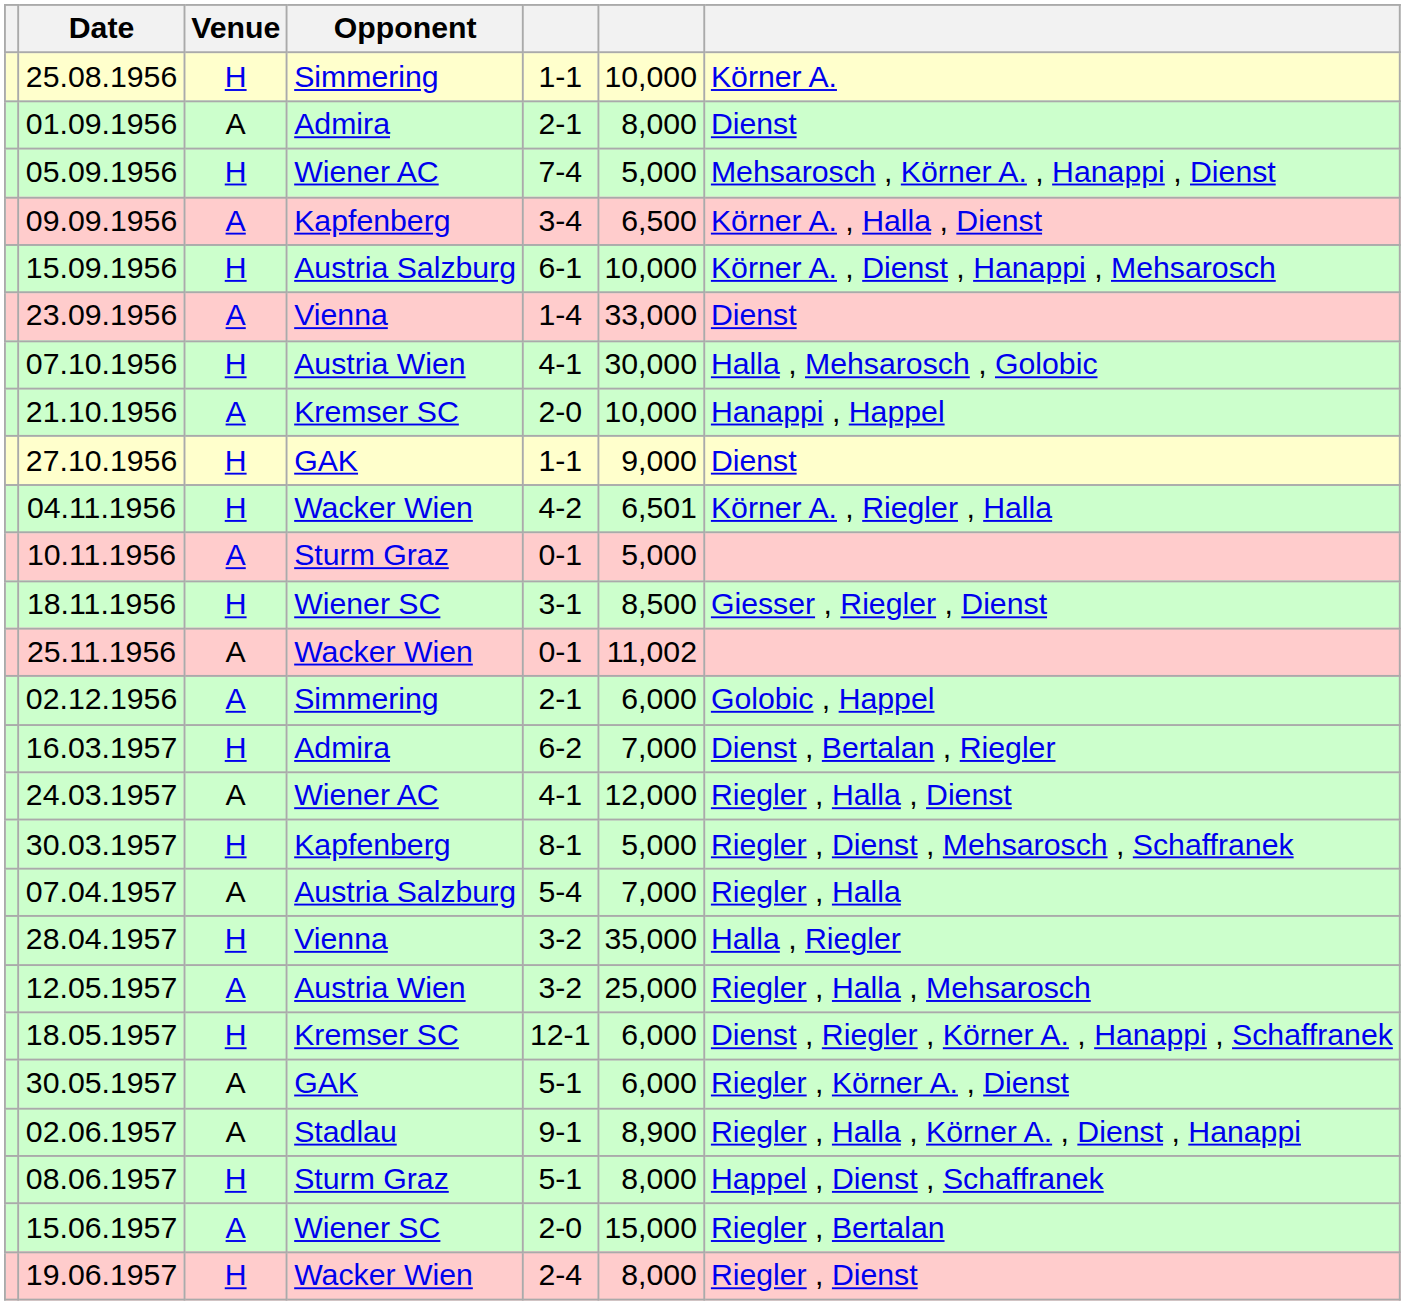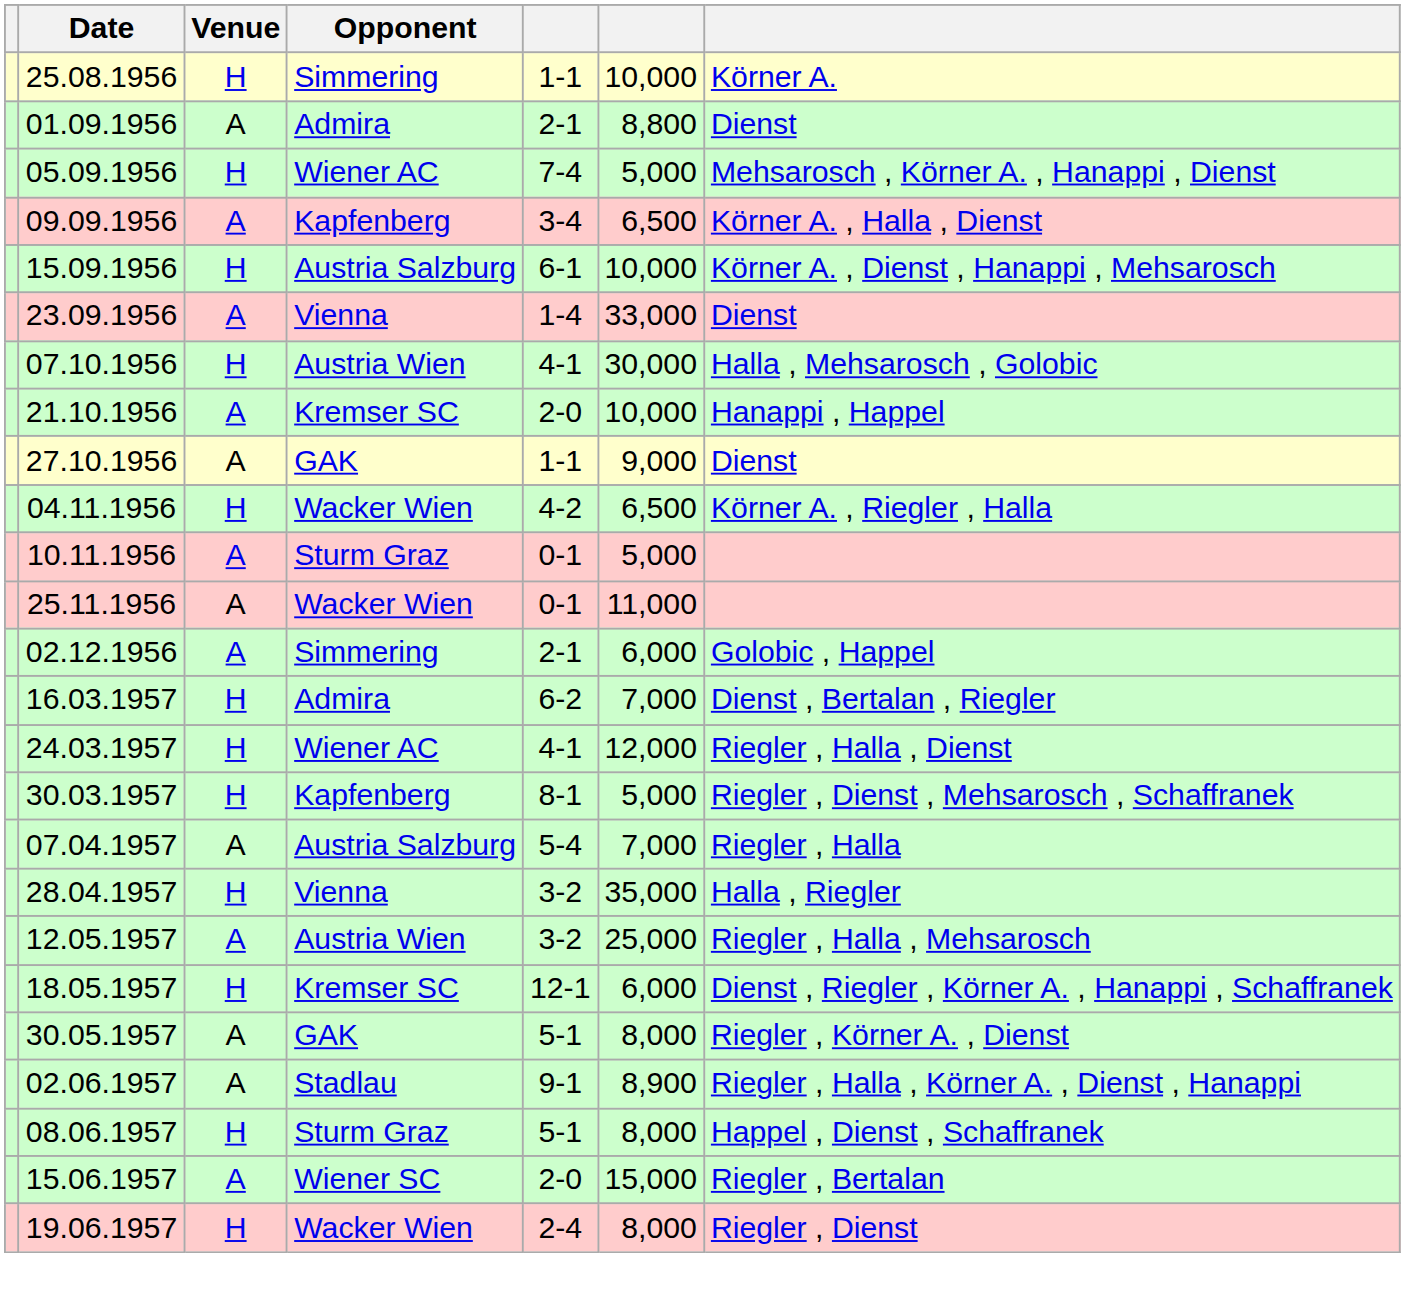(659, 124) 8,000 -> (659, 124) 8,800
(236, 460) H -> (236, 460) A
(659, 508) 6,501 -> (659, 508) 6,500
- row: (102, 603)
(652, 651) 11,002 -> (652, 603) 11,000
(236, 795) A -> (236, 747) H
(659, 1083) 6,000 -> (659, 1035) 8,000
